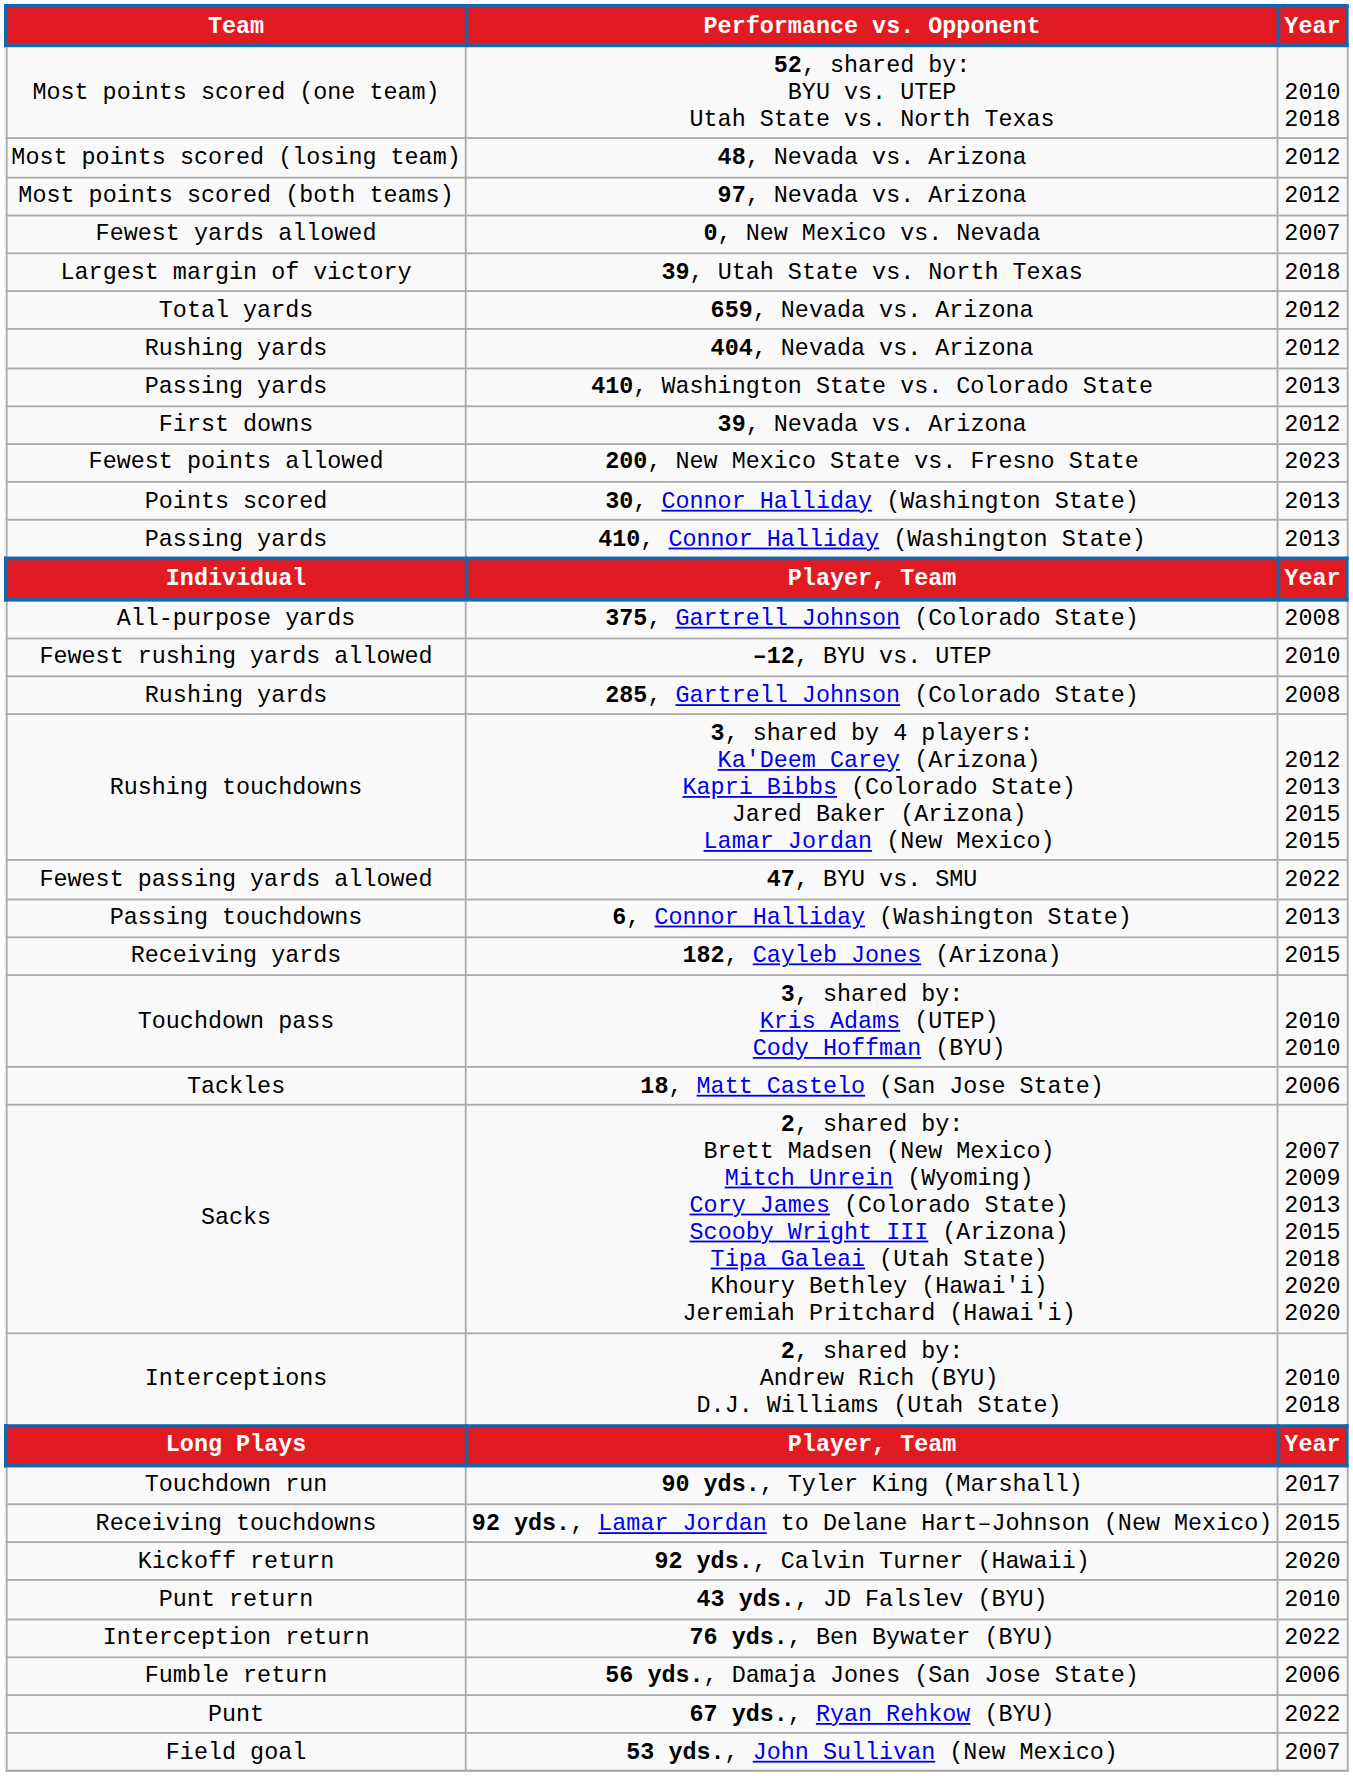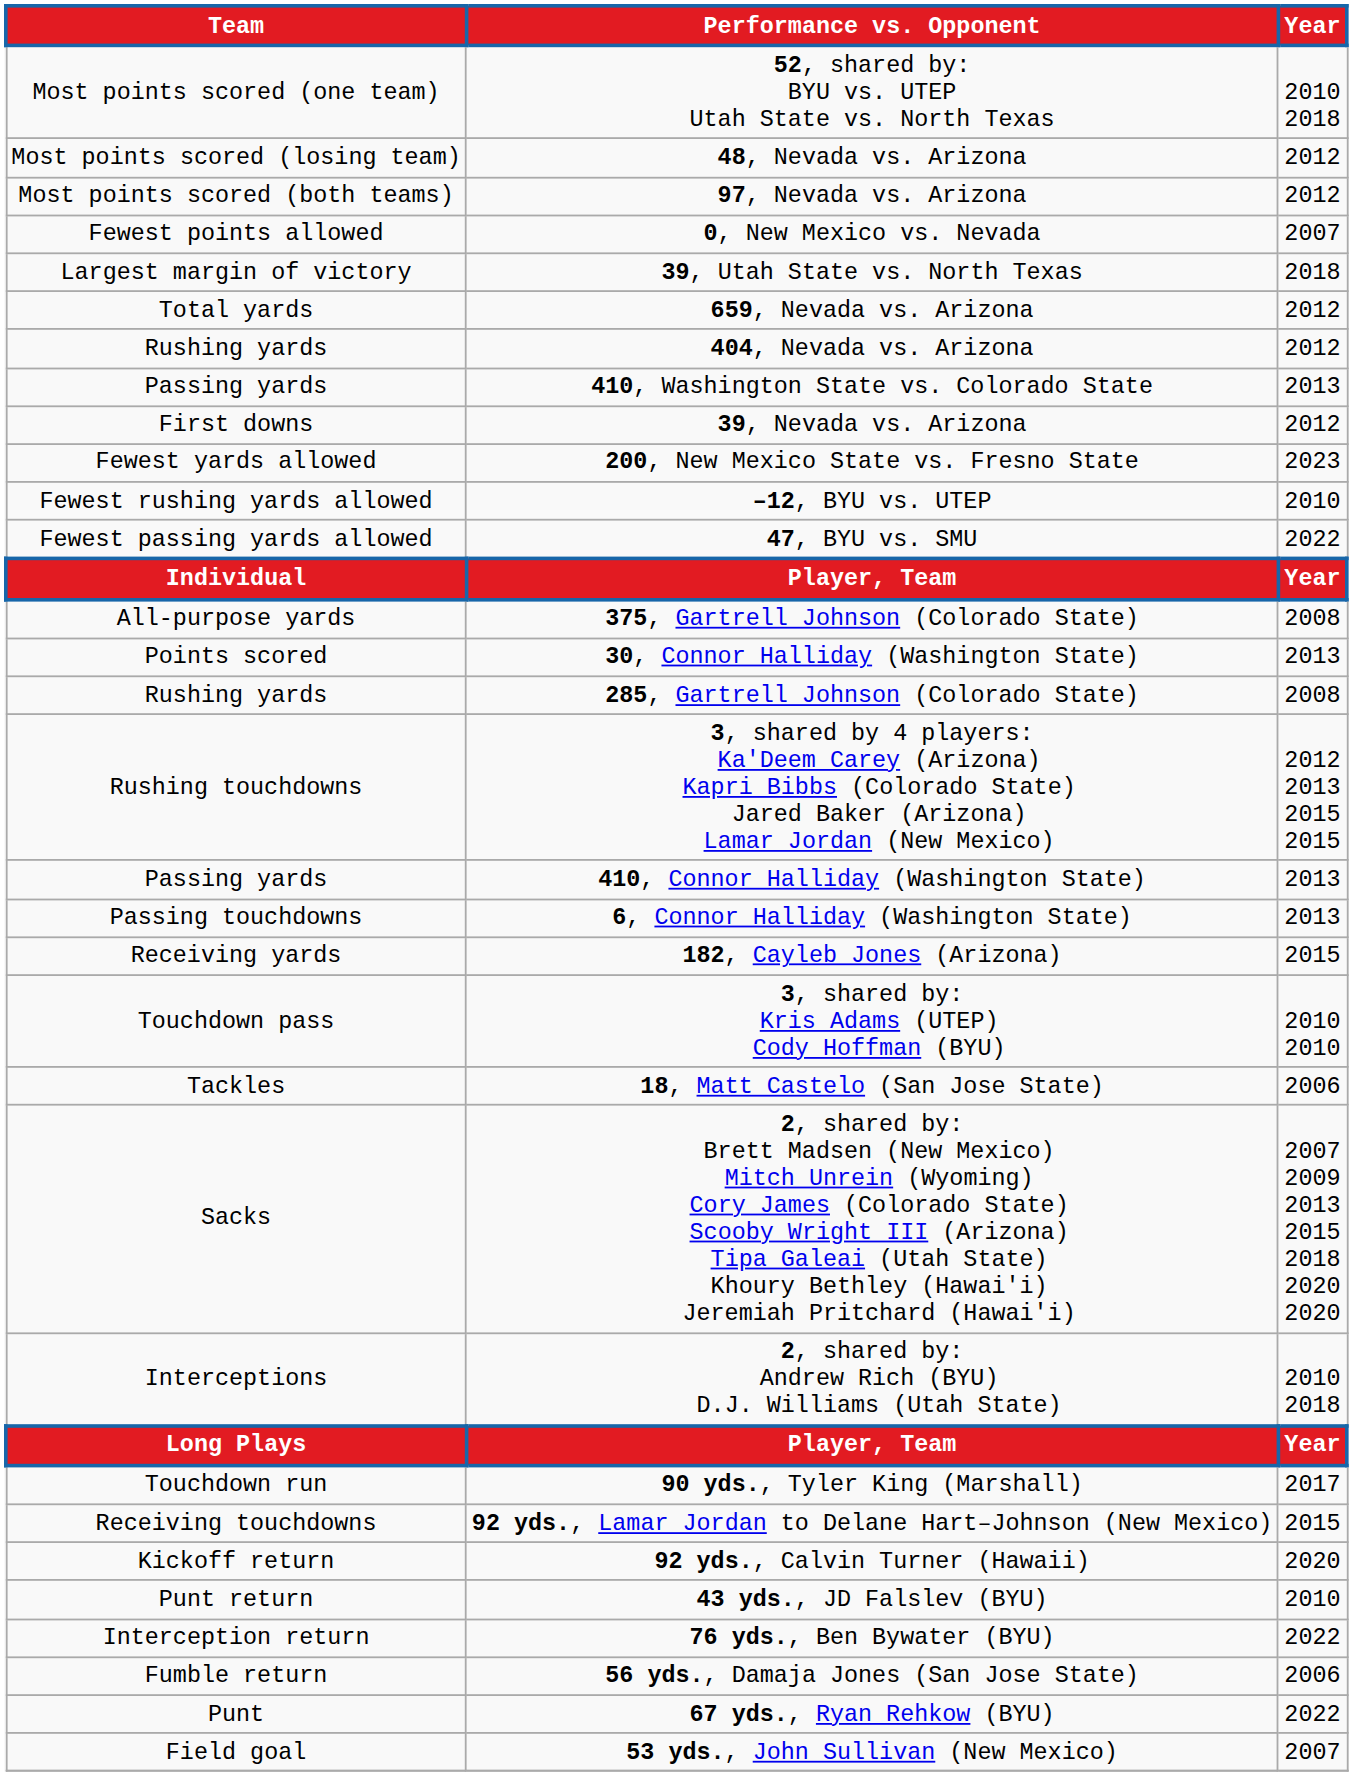(236, 234) Fewest yards allowed -> (236, 234) Fewest points allowed
(236, 463) Fewest points allowed -> (236, 463) Fewest yards allowed
rows swapped: (872, 657) <-> (872, 501)
rows swapped: (872, 880) <-> (872, 539)
